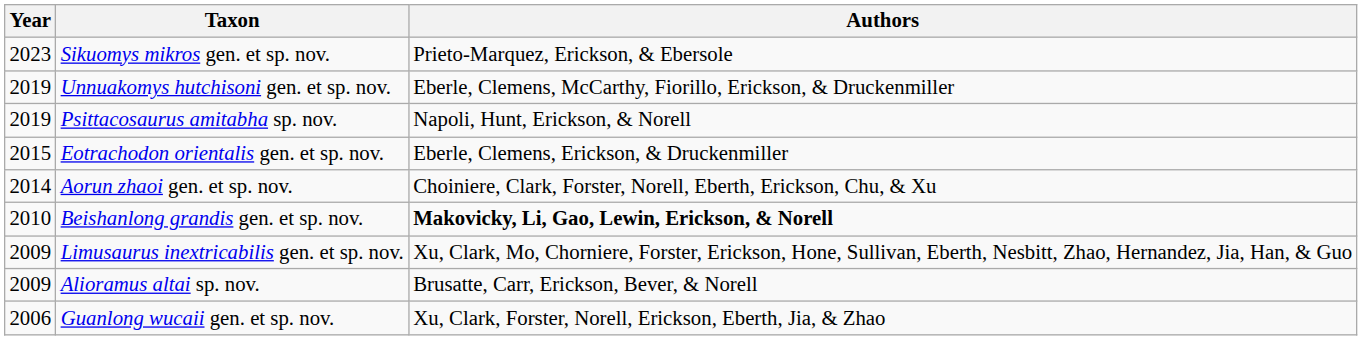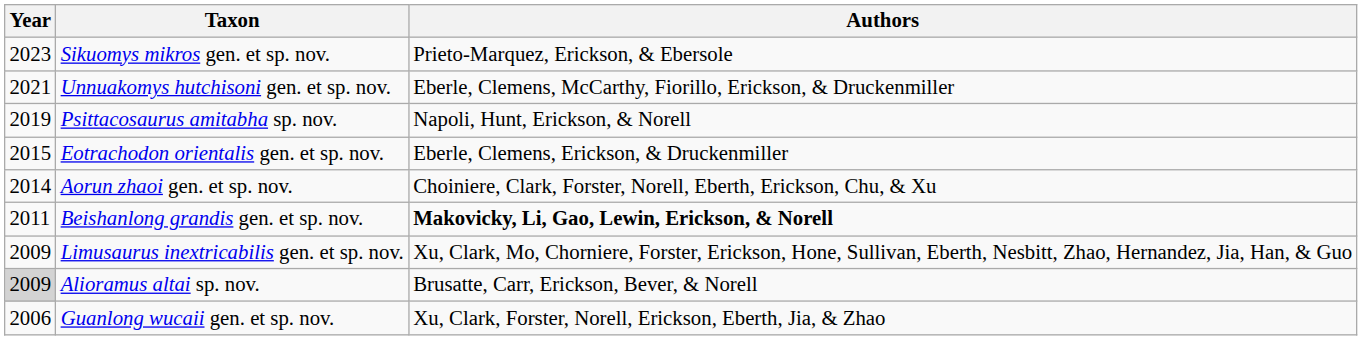(30, 86) 2019 -> (30, 86) 2021
(30, 218) 2010 -> (30, 218) 2011
(30, 284) no background -> (30, 284) lightgrey background
